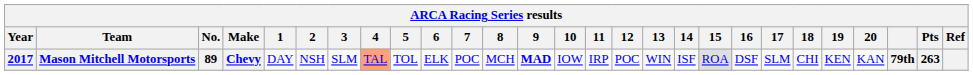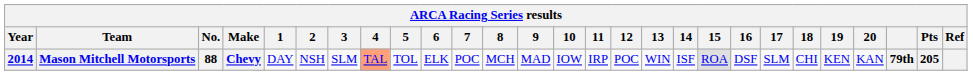(20, 59) 2017 -> (20, 59) 2014
(211, 59) 89 -> (211, 59) 88
(536, 59) bold -> (536, 59) normal
(930, 59) 263 -> (930, 59) 205
